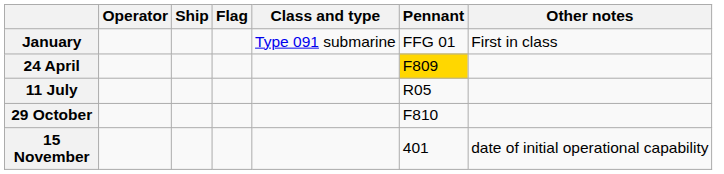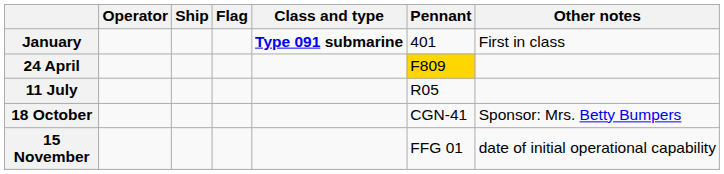(325, 41) normal -> (329, 41) bold
(429, 41) FFG 01 -> (423, 41) 401
+ row: (52, 115)
- row: (52, 115)
(416, 148) 401 -> (437, 148) FFG 01
